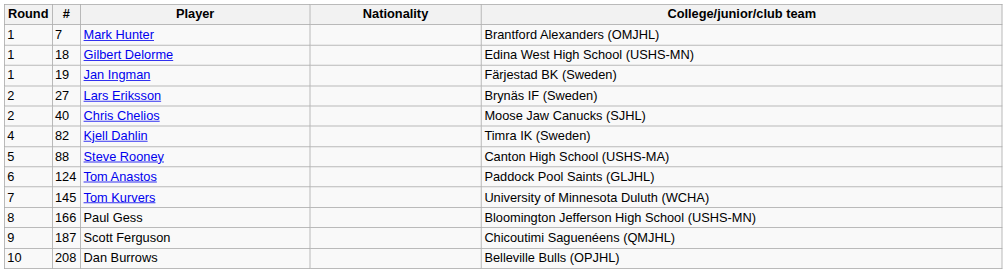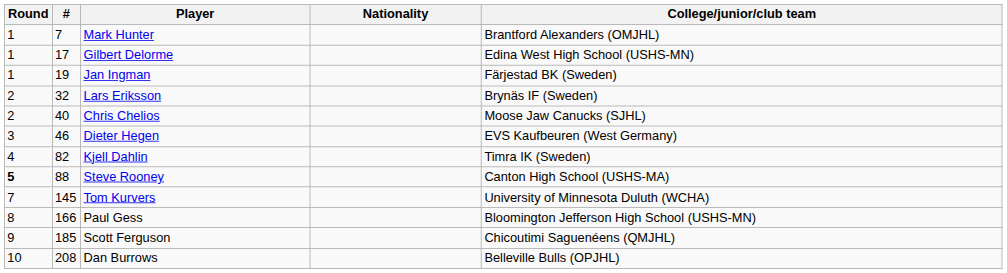(62, 55) 18 -> (62, 55) 17
(62, 95) 27 -> (62, 95) 32
+ row: (121, 136)
(11, 156) normal -> (11, 177) bold
- row: (120, 177)
(66, 237) 187 -> (66, 237) 185
